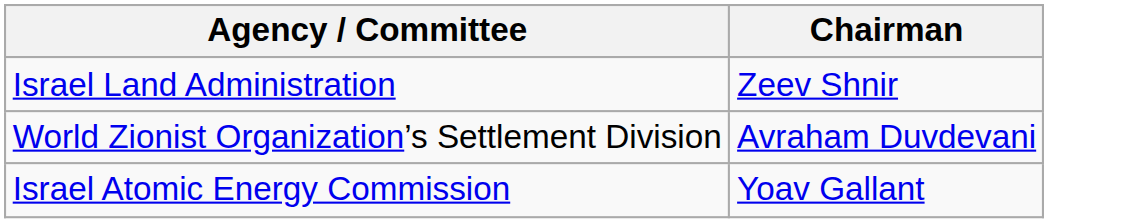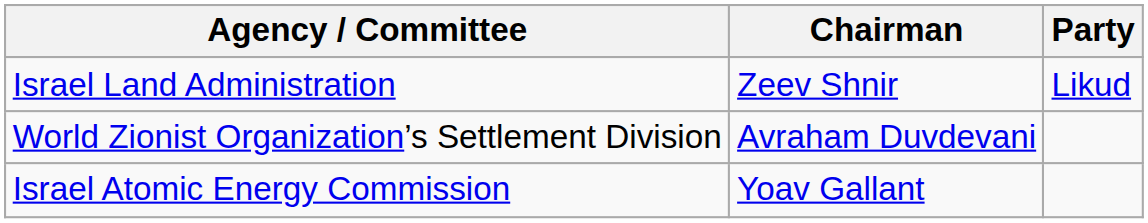+ column: (1093, 30)
